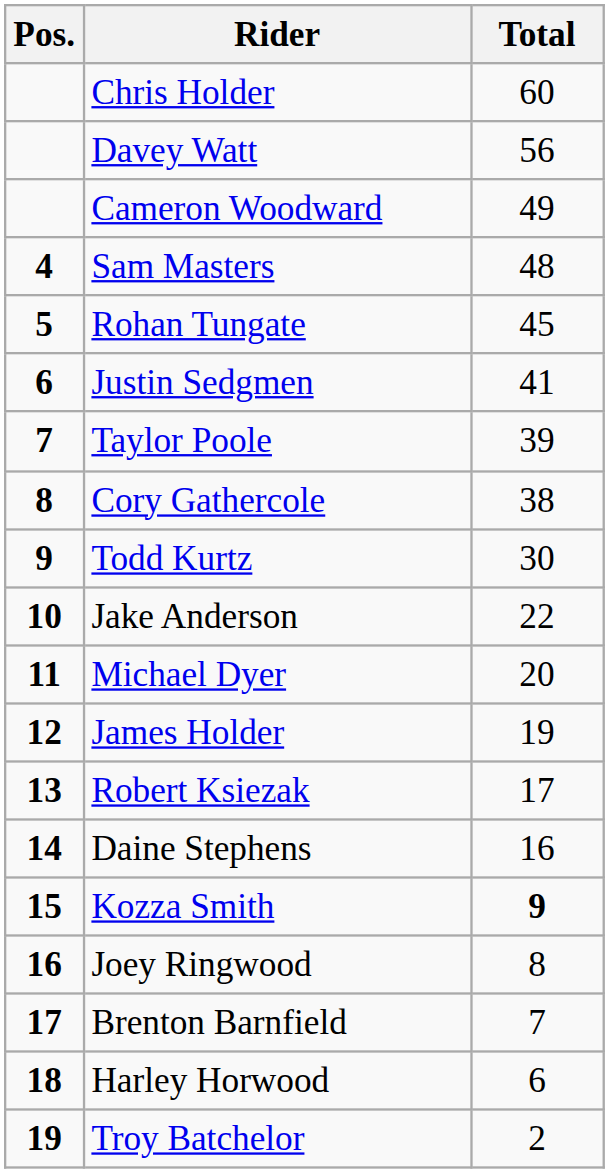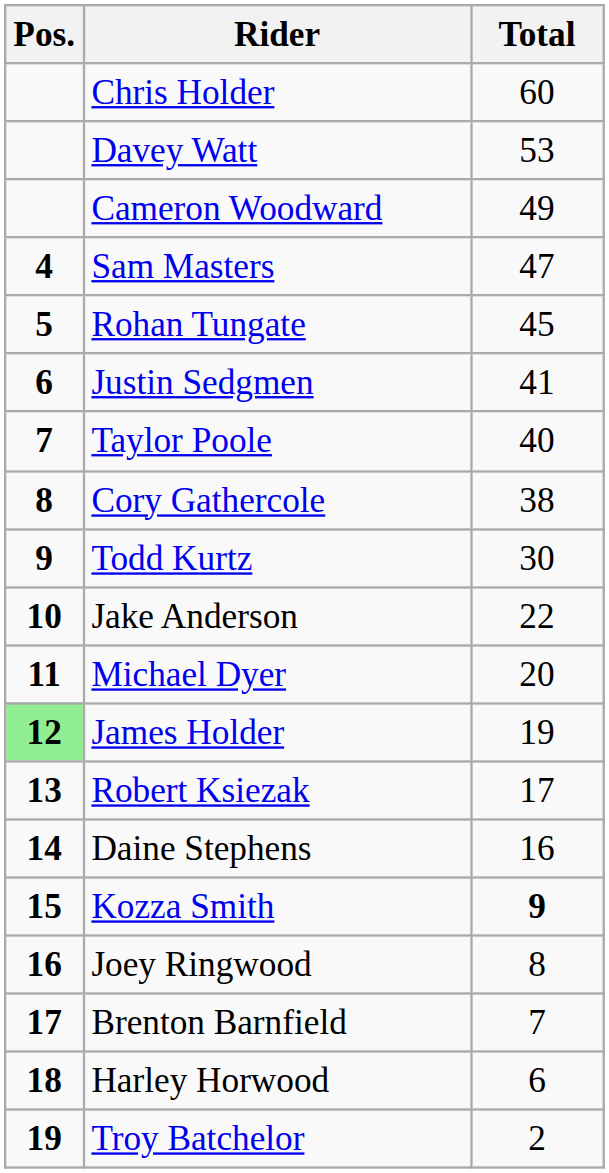(537, 150) 56 -> (537, 150) 53
(537, 266) 48 -> (537, 266) 47
(537, 440) 39 -> (537, 440) 40
(44, 731) no background -> (44, 731) lightgreen background
